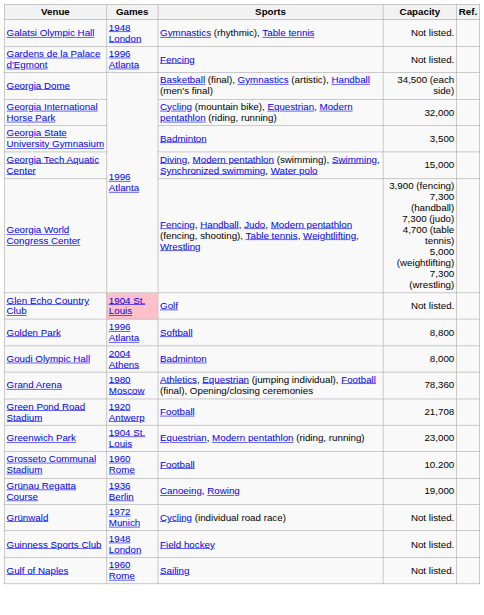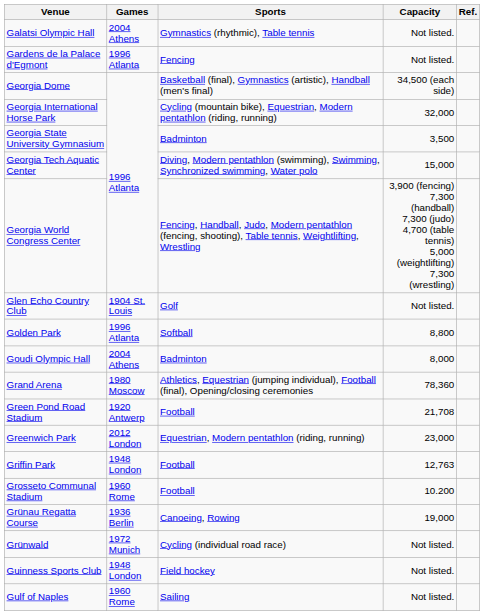(125, 33) 1948 London -> (124, 33) 2004 Athens
(127, 306) pink background -> (127, 306) no background
(127, 438) 1904 St. Louis -> (125, 438) 2012 London
+ row: (31, 465)
